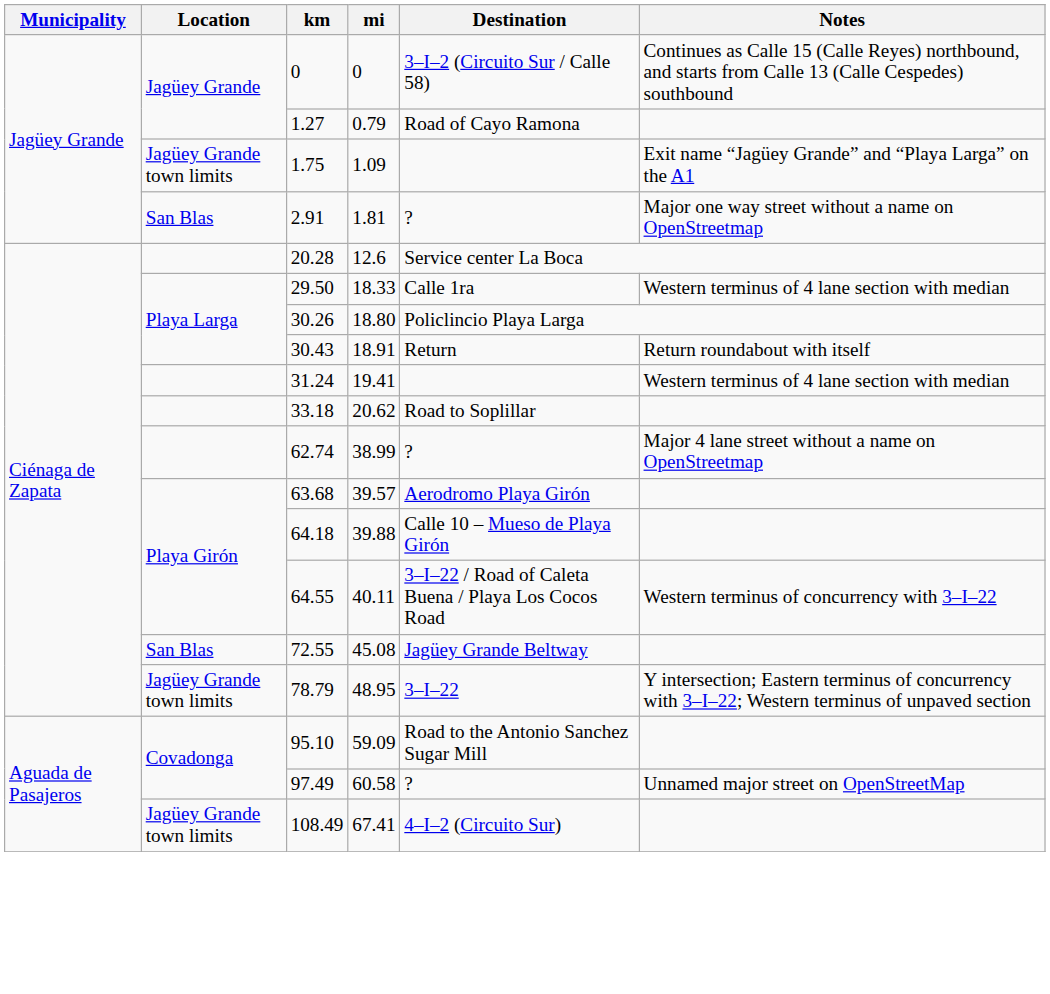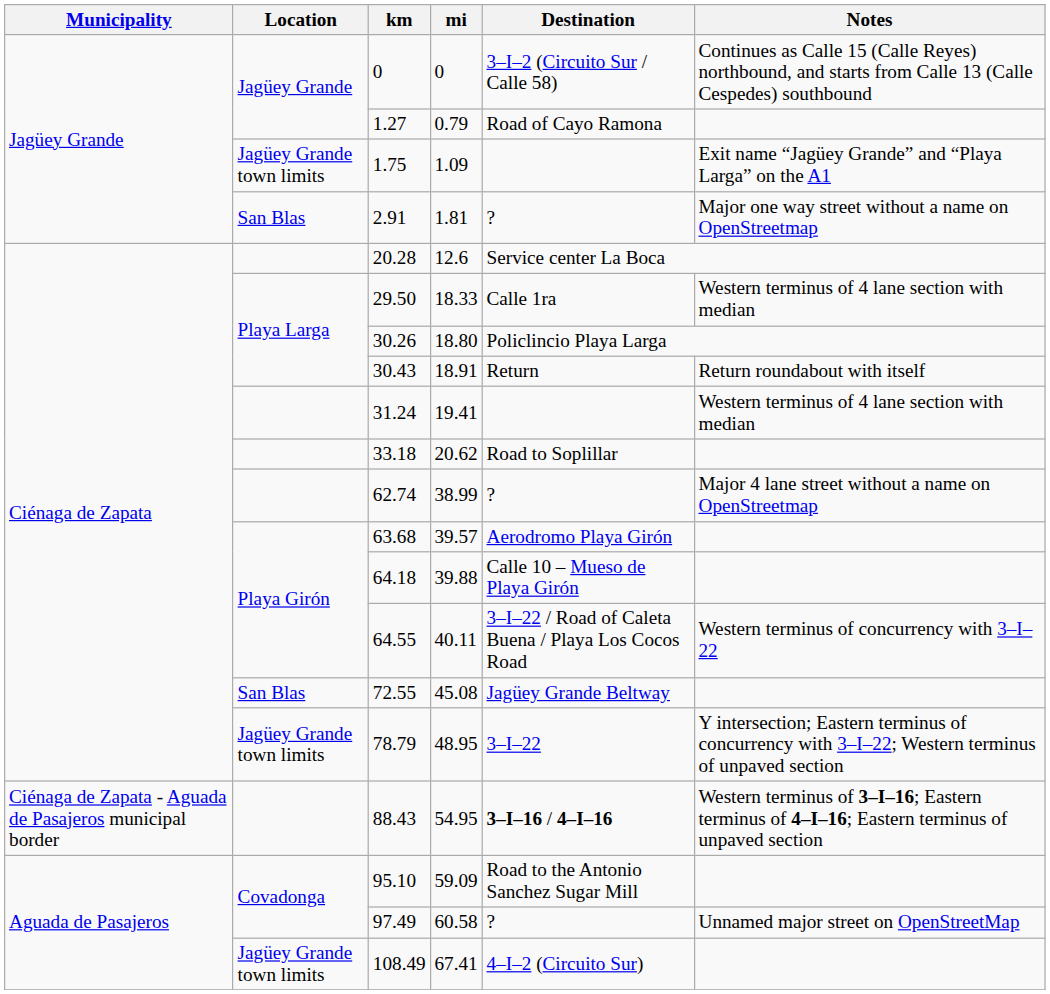+ row: (394, 818)
